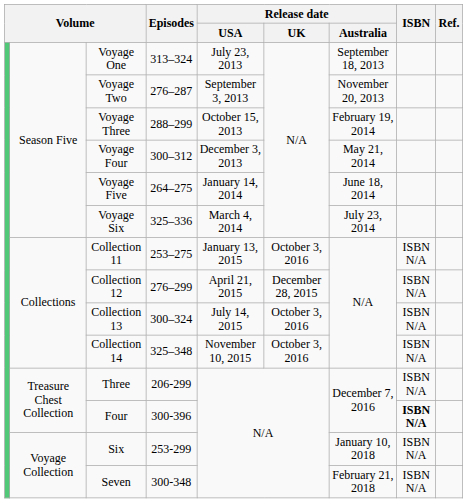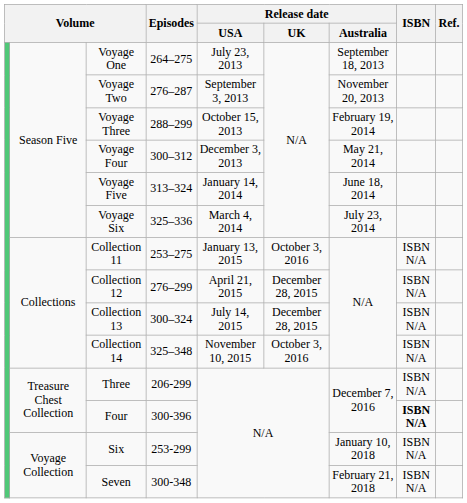(171, 58) 313–324 -> (171, 58) 264–275
(171, 188) 264–275 -> (171, 188) 313–324
(297, 319) October 3, 2016 -> (297, 319) December 28, 2015
